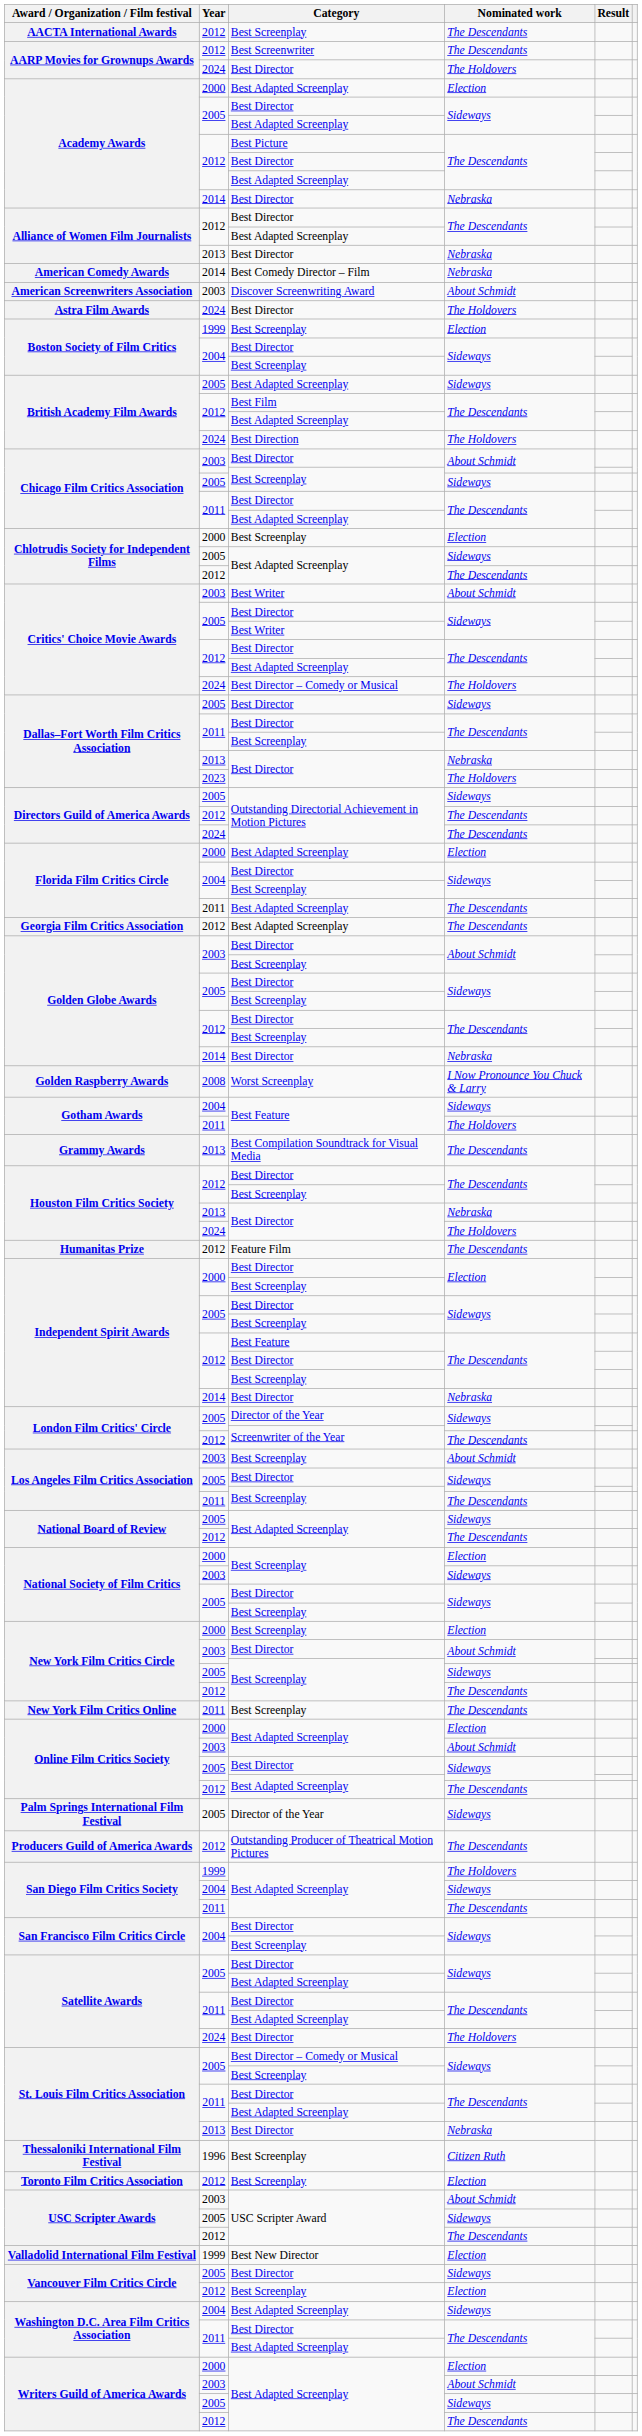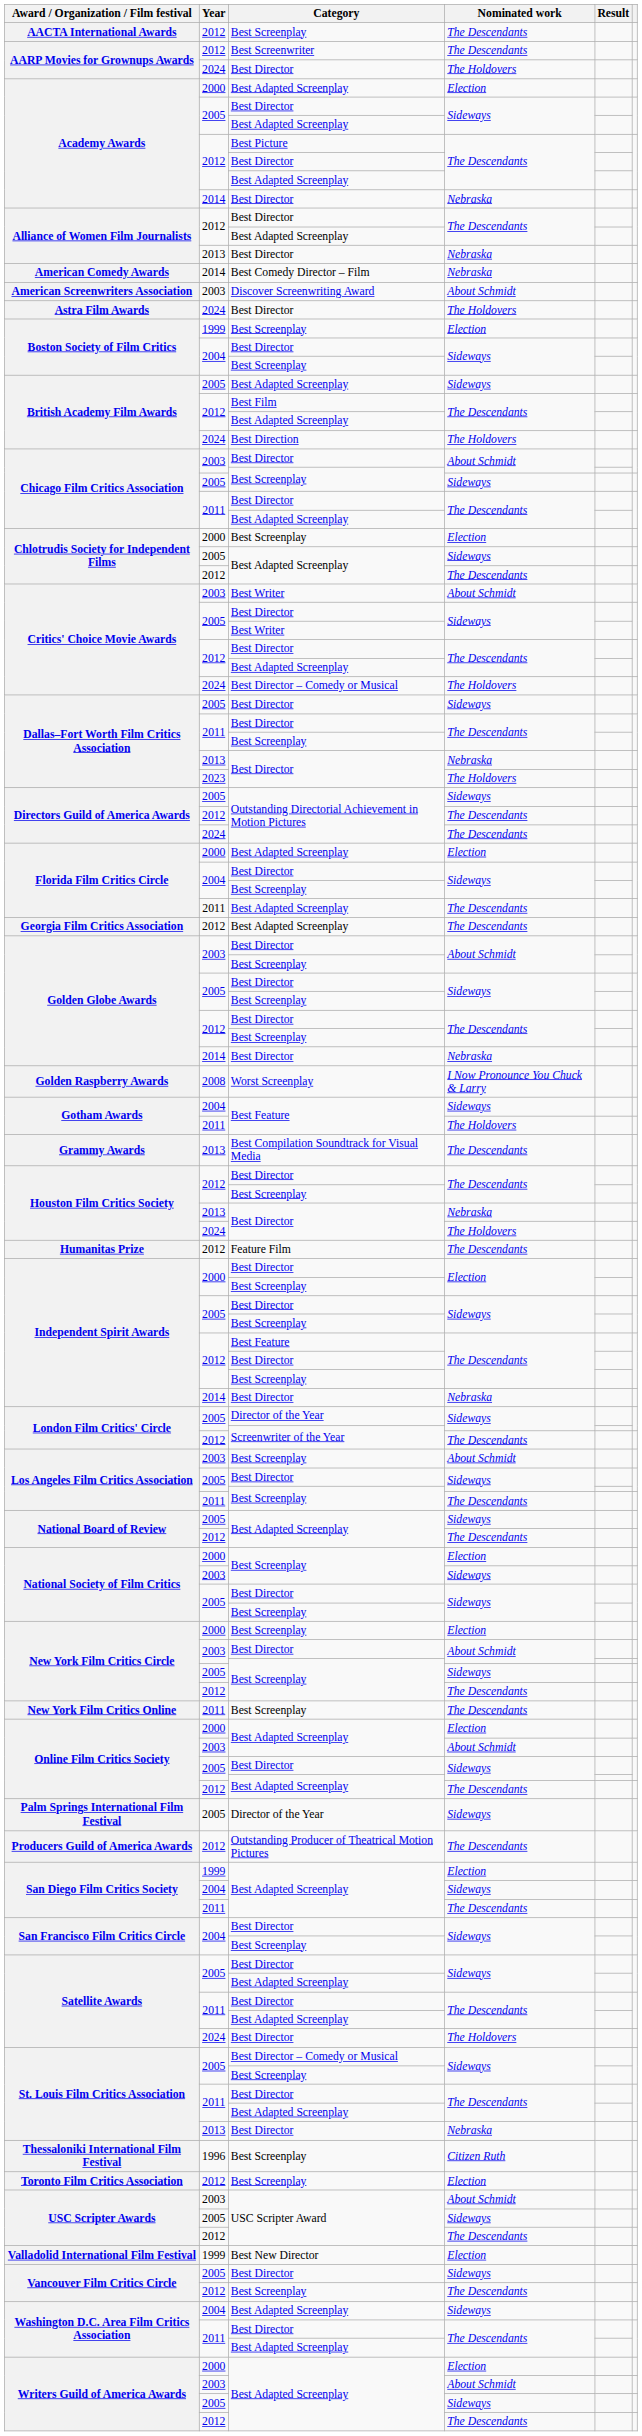(482, 1871) The Holdovers -> (467, 1871) Election
(467, 2292) Election -> (487, 2292) The Descendants
